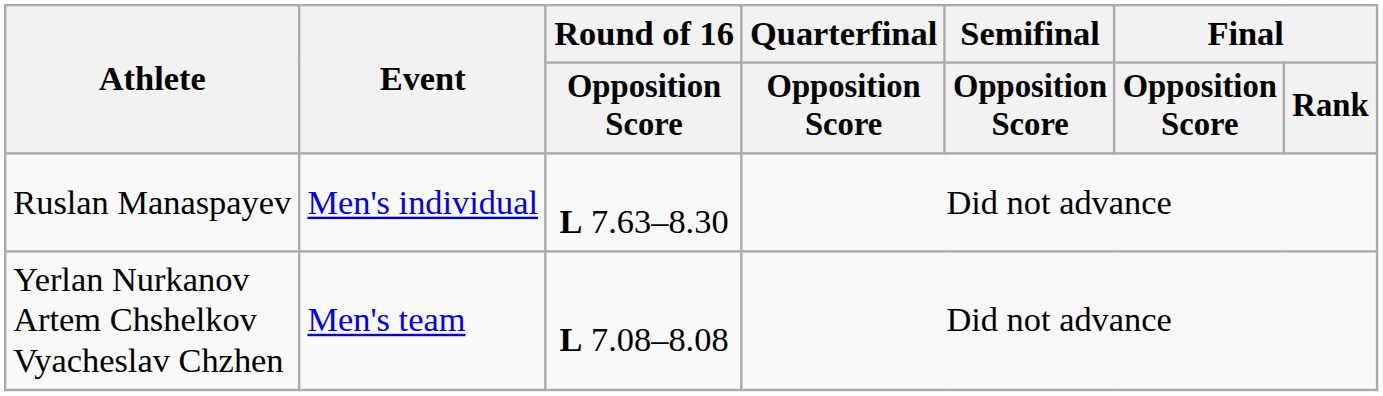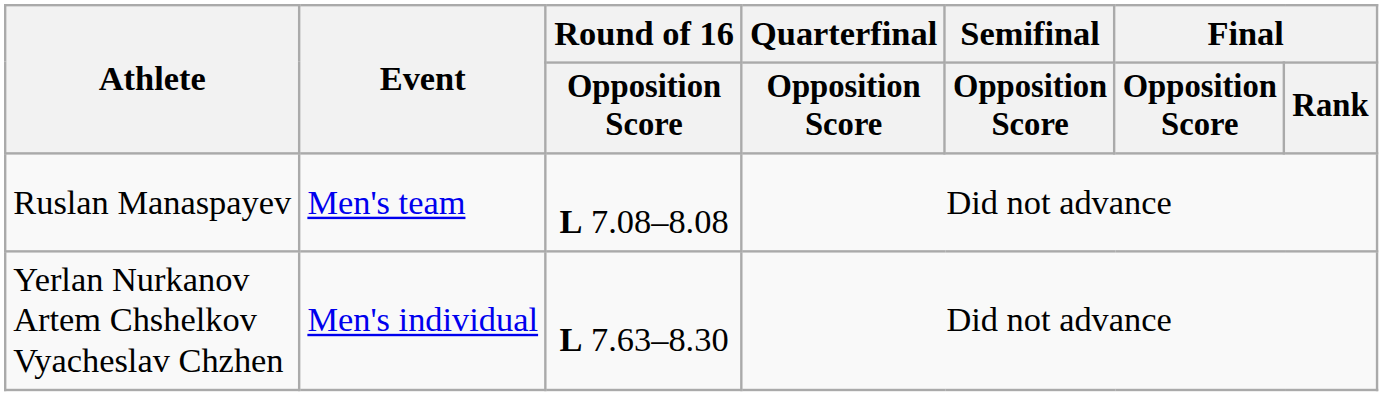(423, 202) Men's individual -> (386, 202) Men's team
(644, 222) L 7.63–8.30 -> (644, 222) L 7.08–8.08
(386, 319) Men's team -> (423, 319) Men's individual
(644, 340) L 7.08–8.08 -> (644, 340) L 7.63–8.30
